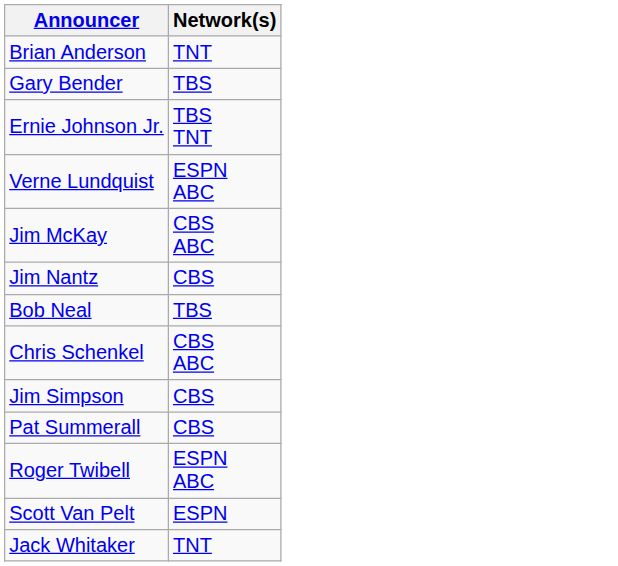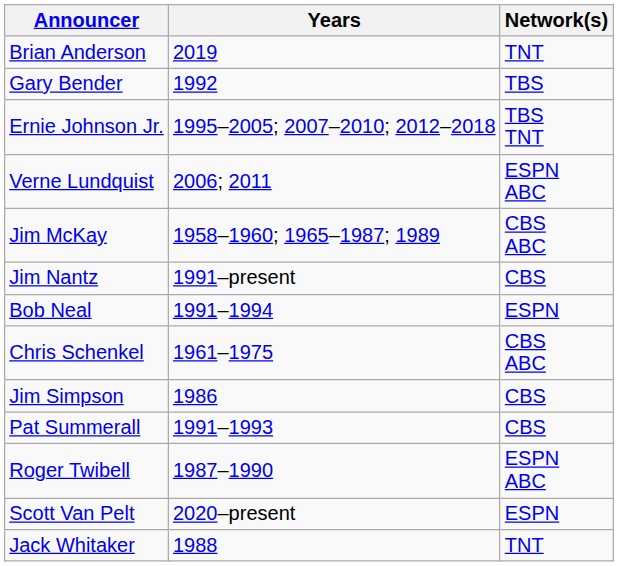+ column: (334, 20)
(192, 309) TBS -> (532, 309) ESPN
